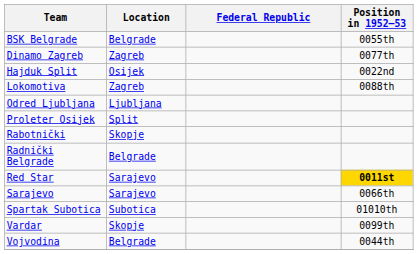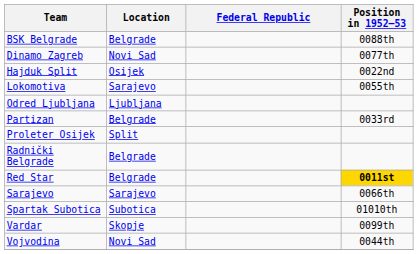(377, 39) 0055th -> (377, 39) 0088th
(126, 55) Zagreb -> (132, 55) Novi Sad
(126, 87) Zagreb -> (132, 87) Sarajevo
(377, 87) 0088th -> (377, 87) 0055th
+ row: (30, 119)
- row: (36, 135)
(132, 178) Sarajevo -> (132, 178) Belgrade
(132, 241) Belgrade -> (132, 241) Novi Sad
